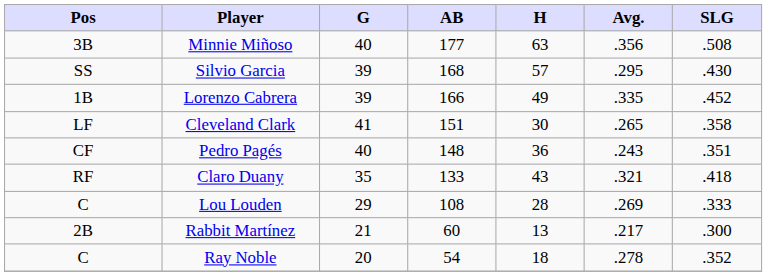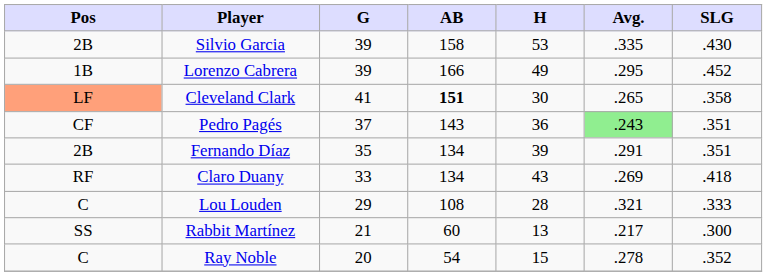- row: (240, 44)
(83, 71) SS -> (83, 44) 2B
(452, 71) 168 -> (452, 44) 158
(540, 71) 57 -> (540, 44) 53
(629, 71) .295 -> (629, 44) .335
(629, 97) .335 -> (629, 71) .295
(83, 124) no background -> (83, 97) lightsalmon background
(452, 124) normal -> (452, 97) bold
(363, 151) 40 -> (363, 124) 37
(452, 151) 148 -> (452, 124) 143
(629, 151) no background -> (629, 124) lightgreen background
+ row: (240, 151)
(363, 177) 35 -> (363, 177) 33
(452, 177) 133 -> (452, 177) 134
(629, 177) .321 -> (629, 177) .269
(629, 204) .269 -> (629, 204) .321
(83, 230) 2B -> (83, 230) SS
(540, 257) 18 -> (540, 257) 15
